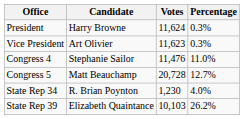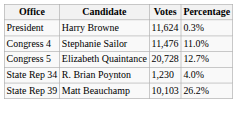- row: (35, 43)
(103, 75) Matt Beauchamp -> (104, 59) Elizabeth Quaintance
(111, 106) Elizabeth Quaintance -> (96, 91) Matt Beauchamp
